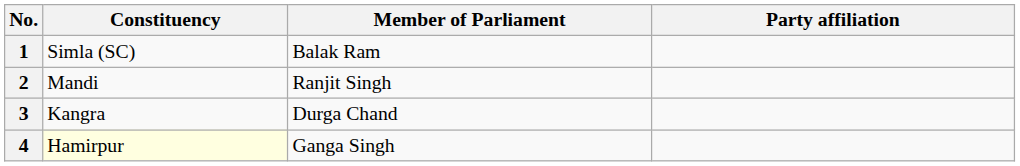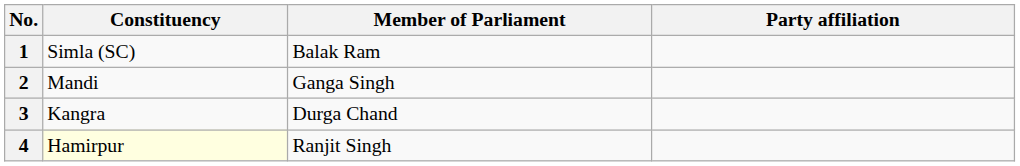(342, 82) Ranjit Singh -> (344, 82) Ganga Singh
(344, 144) Ganga Singh -> (342, 144) Ranjit Singh
